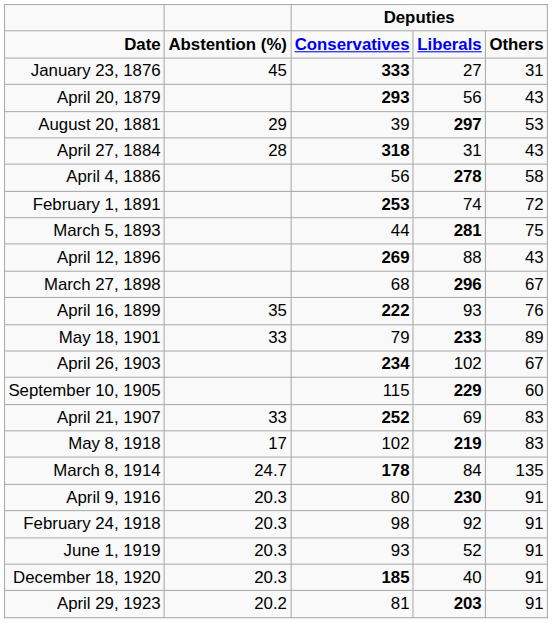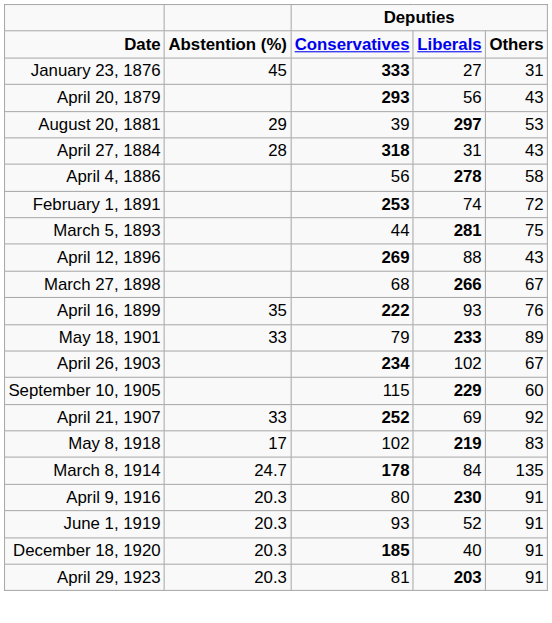(468, 284) 296 -> (468, 284) 266
(534, 417) 83 -> (534, 417) 92
- row: (92, 524)
(271, 603) 20.2 -> (271, 577) 20.3
